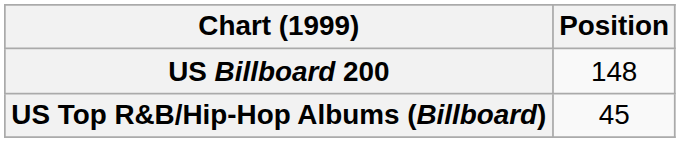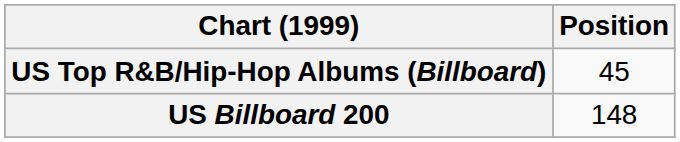rows swapped: (279, 70) <-> (279, 114)
